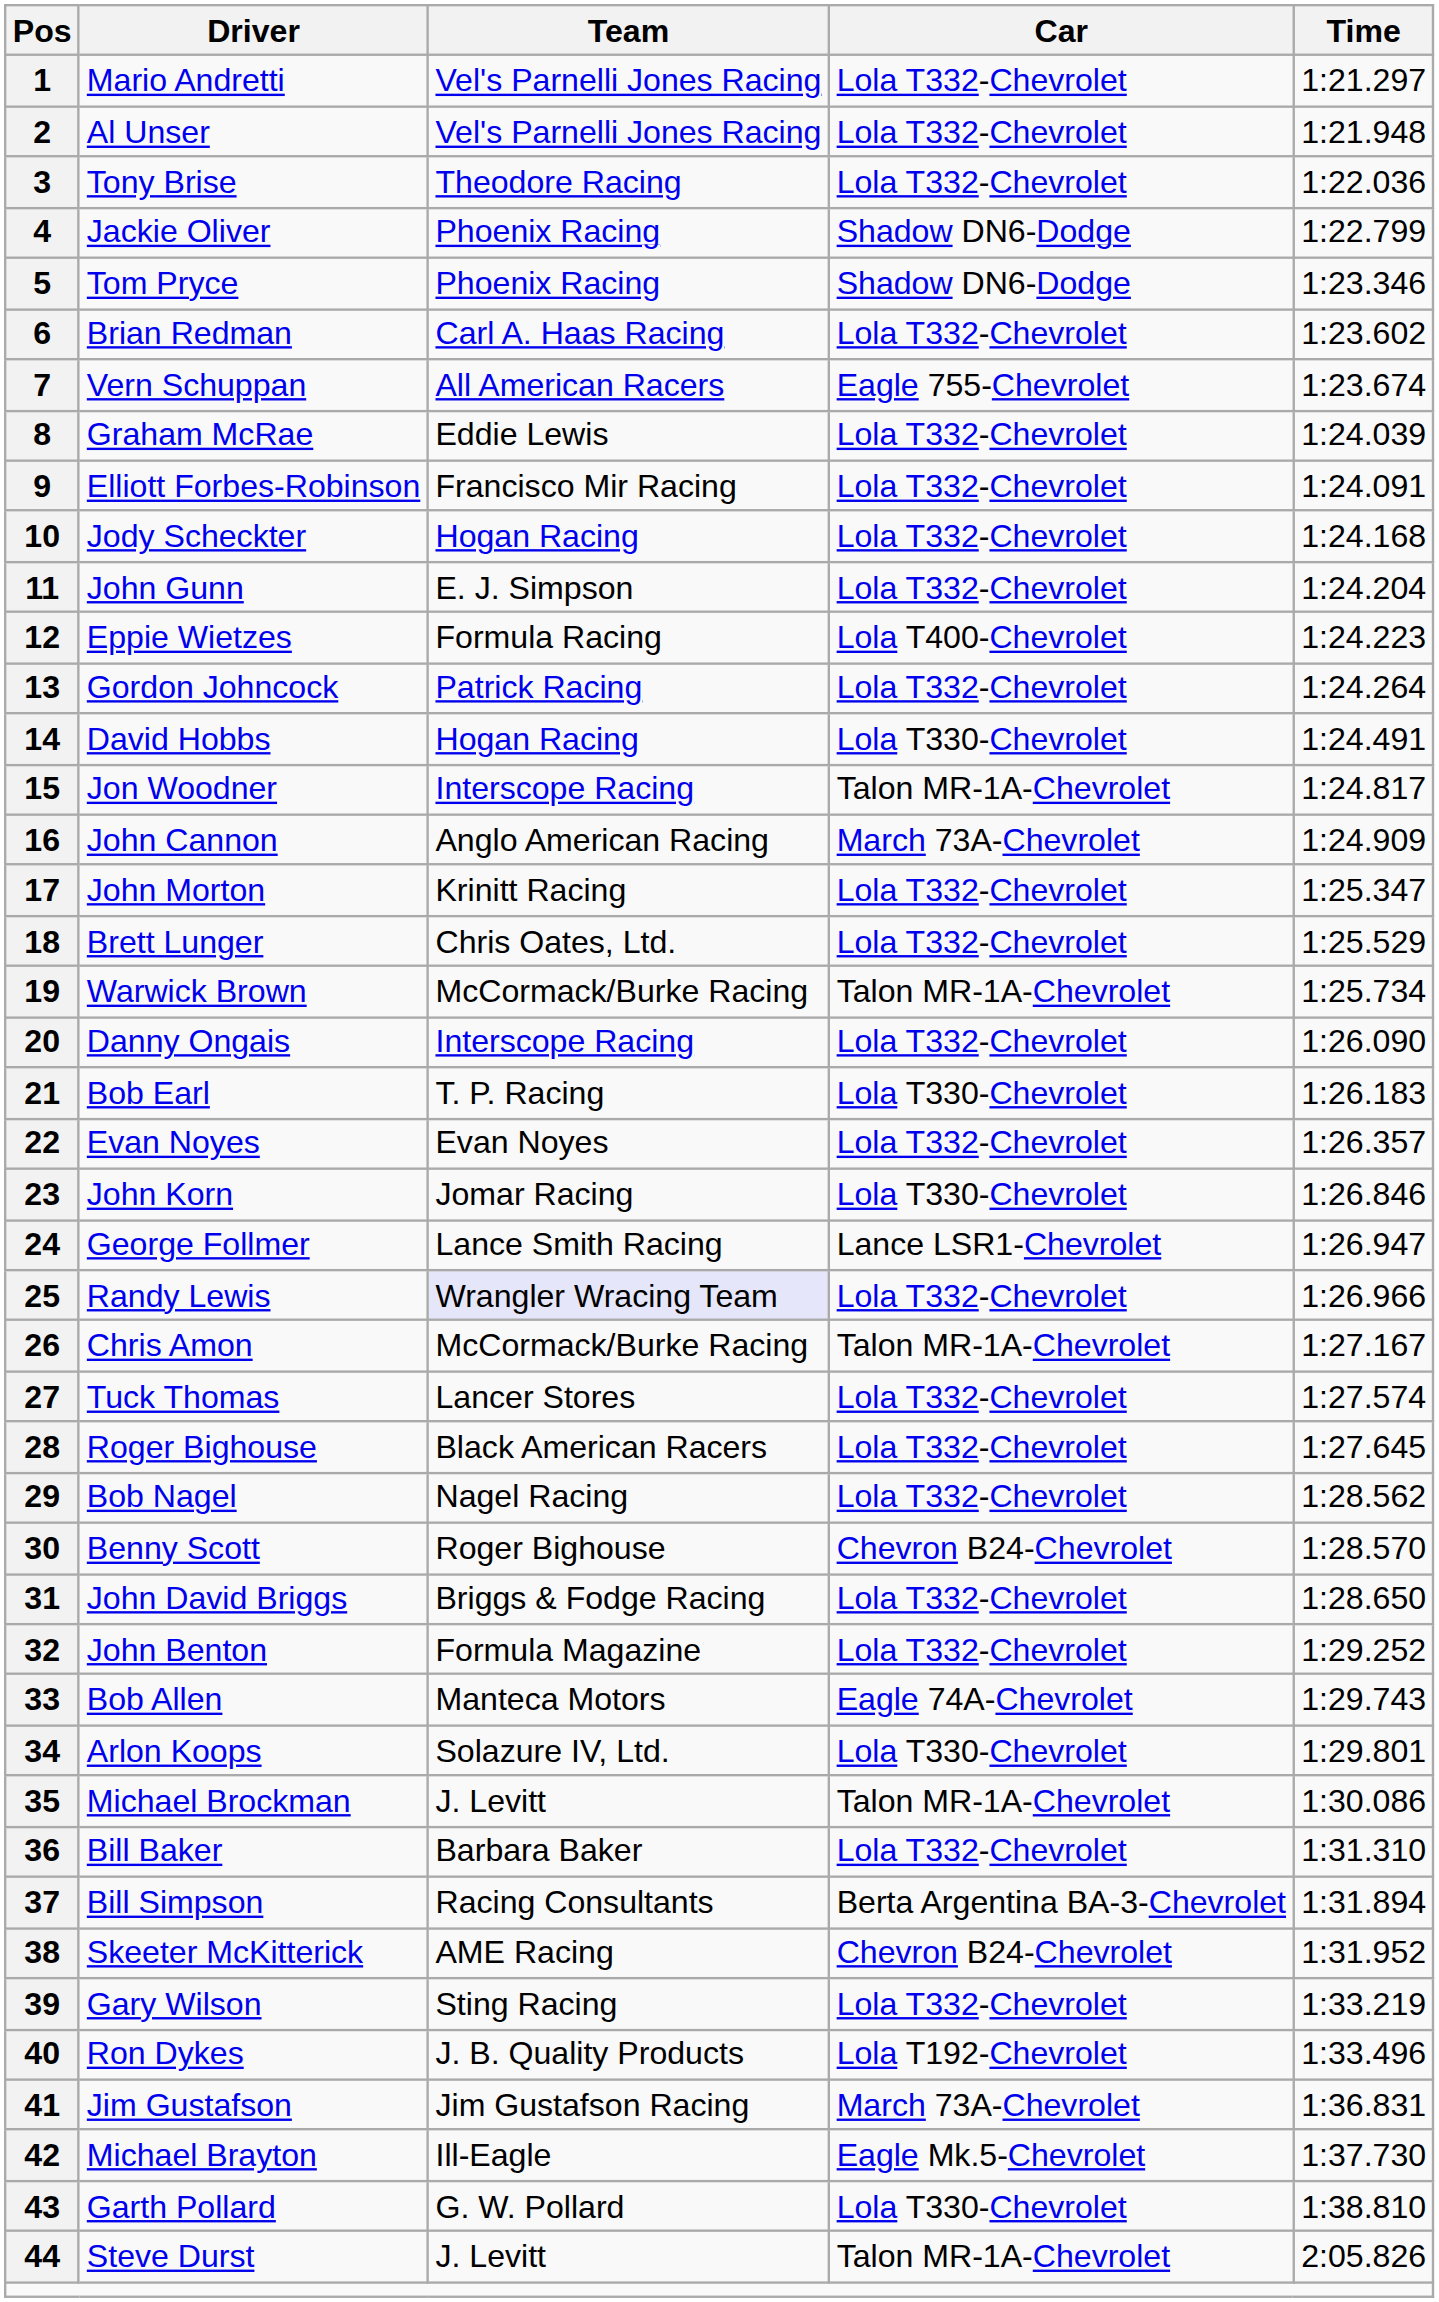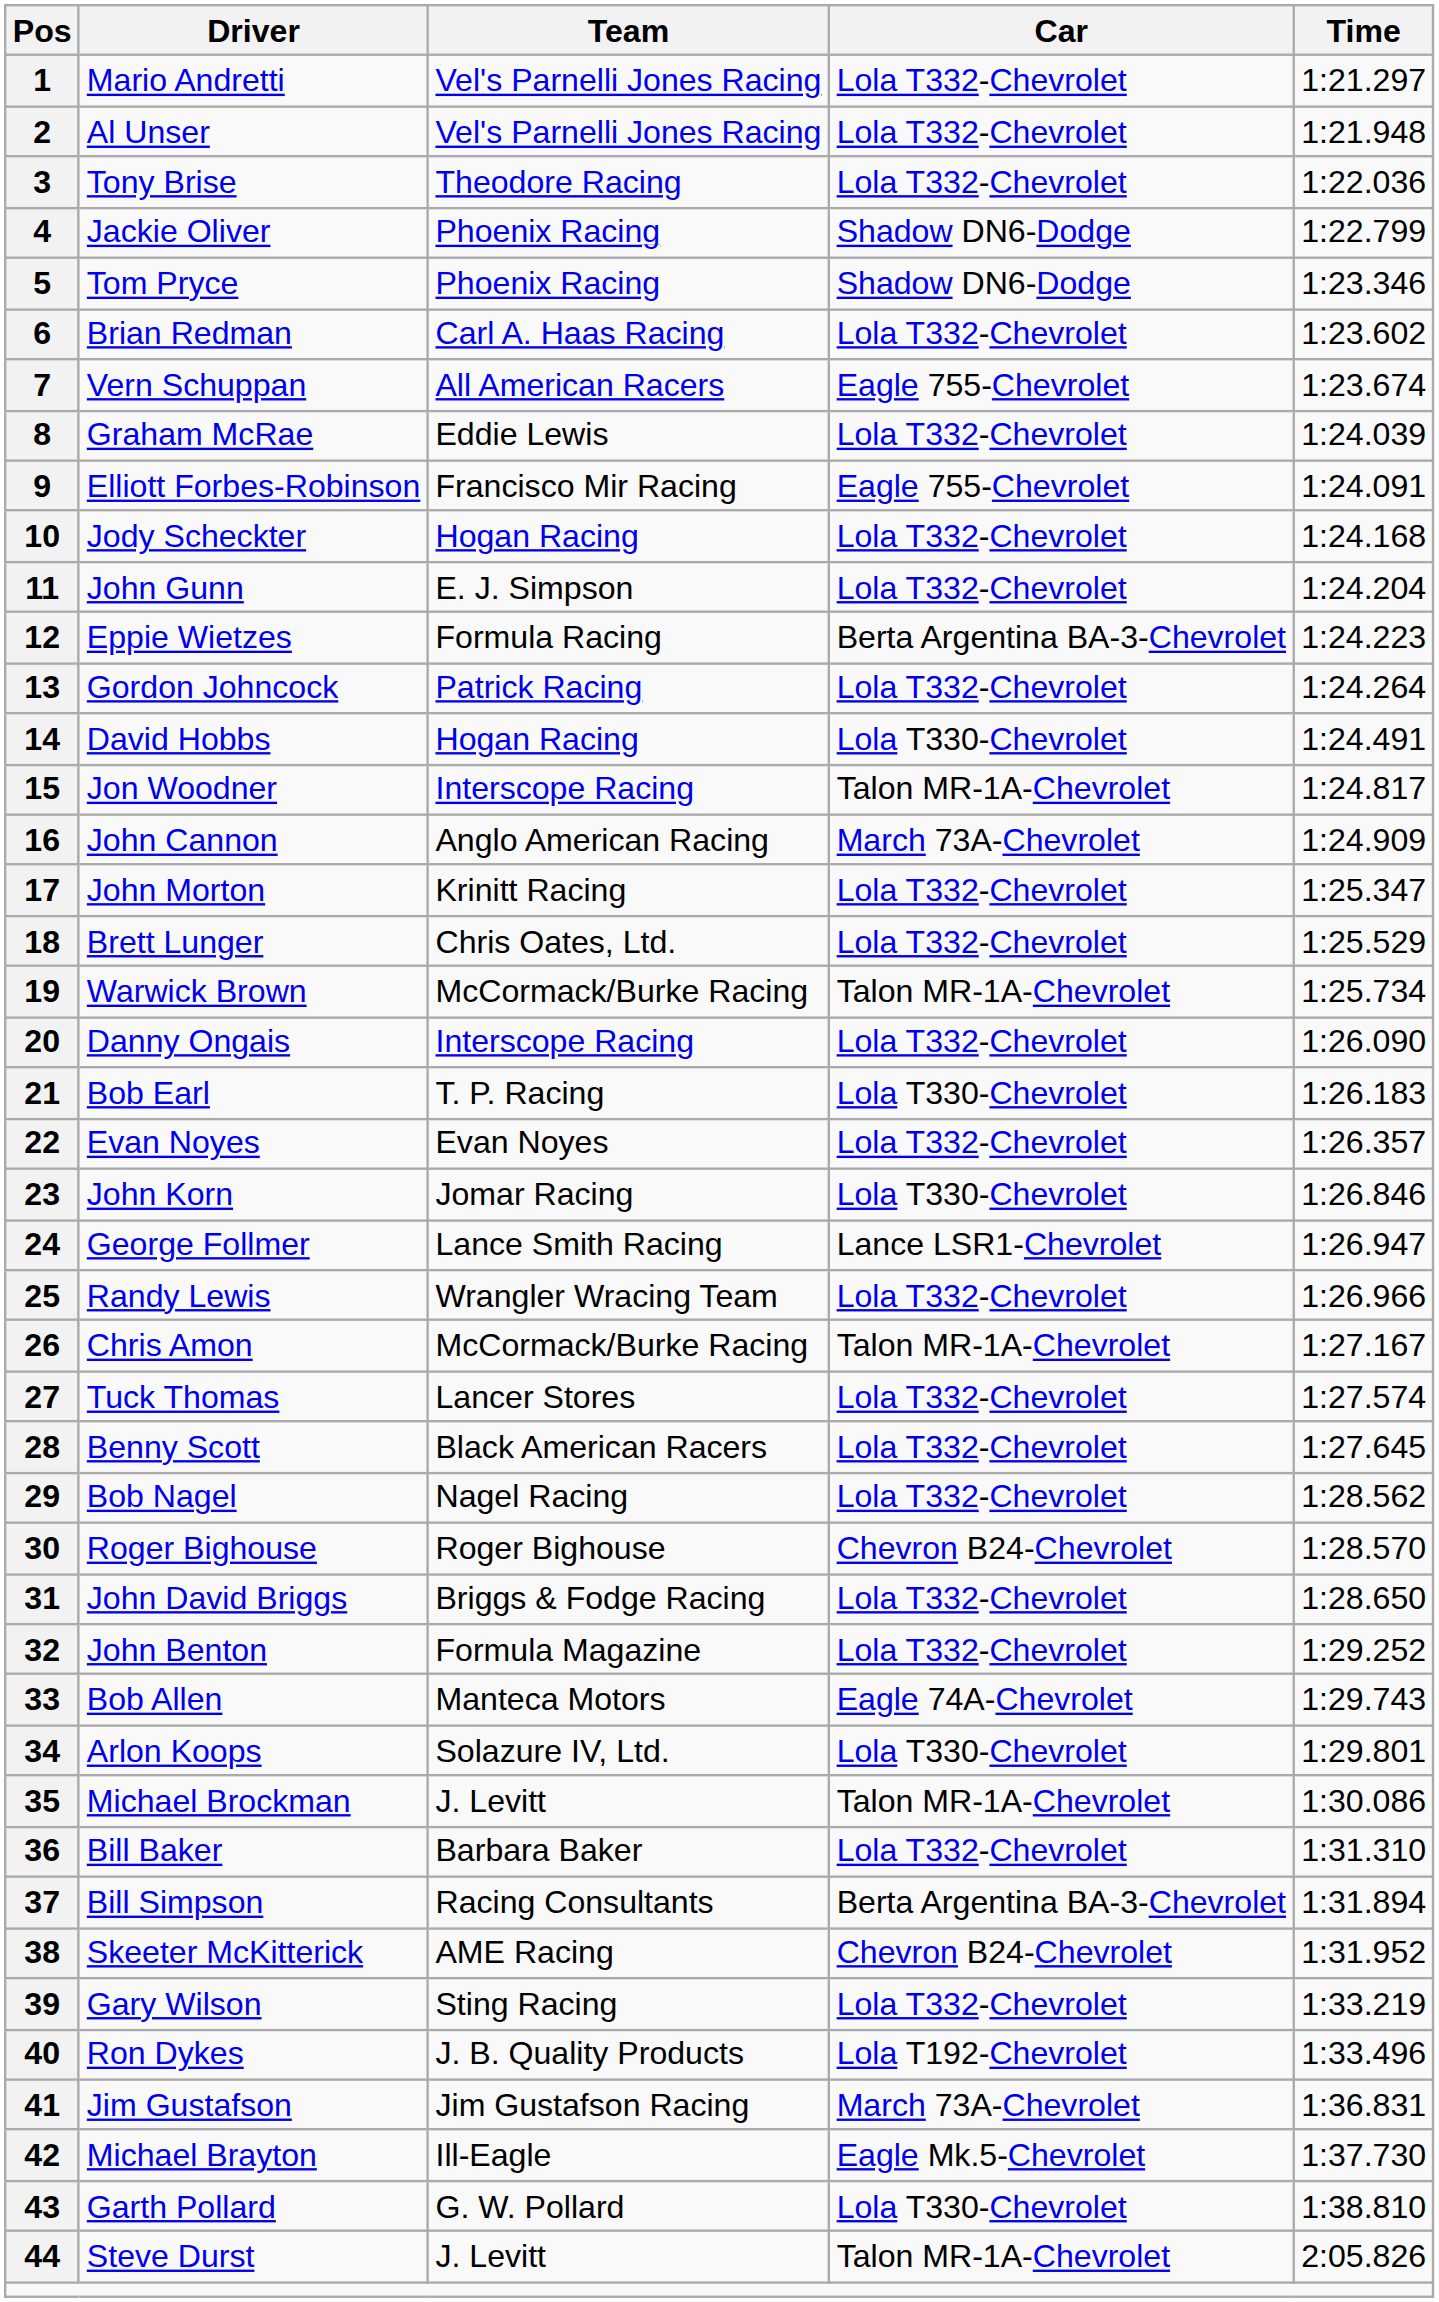(982, 485) Lola T332-Chevrolet -> (983, 485) Eagle 755-Chevrolet
(982, 637) Lola T400-Chevrolet -> (1061, 637) Berta Argentina BA-3-Chevrolet
(607, 1295) lavender background -> (607, 1295) no background
(202, 1447) Roger Bighouse -> (173, 1447) Benny Scott
(173, 1548) Benny Scott -> (202, 1548) Roger Bighouse
